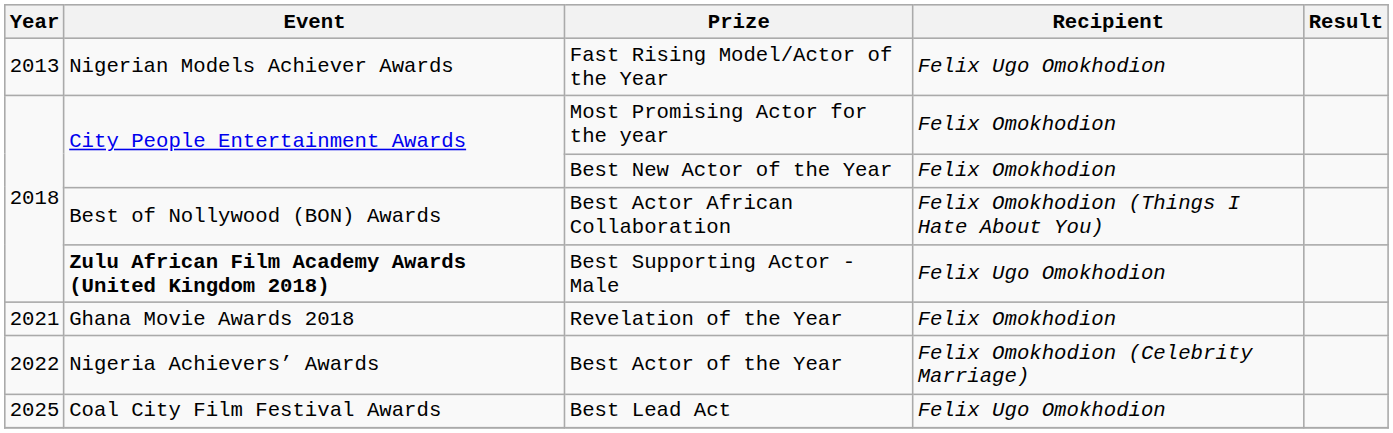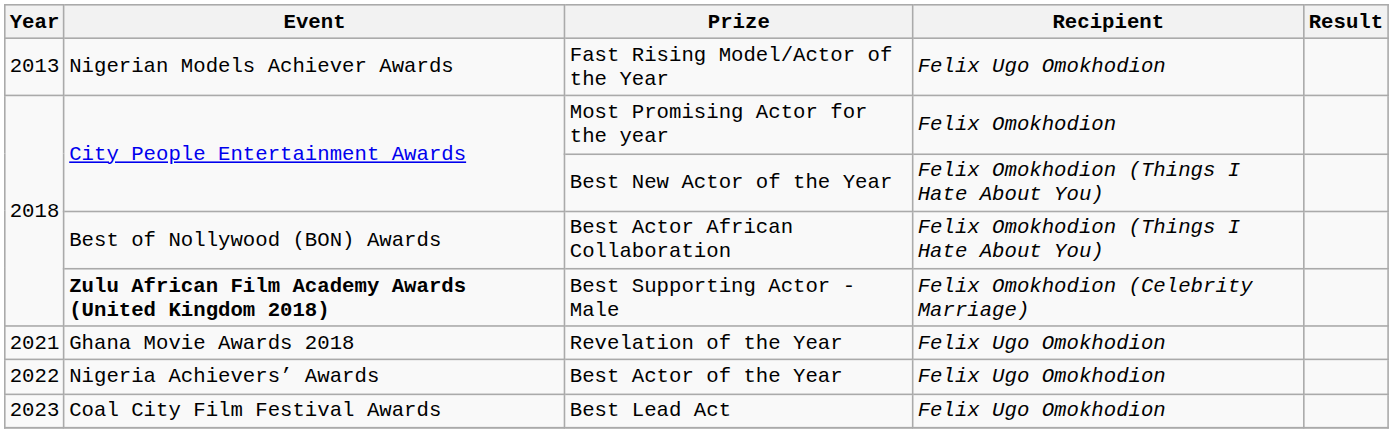(1017, 170) Felix Omokhodion -> (1079, 182) Felix Omokhodion (Things I Hate About You)
(1042, 274) Felix Ugo Omokhodion -> (1085, 297) Felix Omokhodion (Celebrity Marriage)
(1017, 319) Felix Omokhodion -> (1042, 343) Felix Ugo Omokhodion
(1085, 365) Felix Omokhodion (Celebrity Marriage) -> (1042, 377) Felix Ugo Omokhodion
(35, 410) 2025 -> (35, 410) 2023
